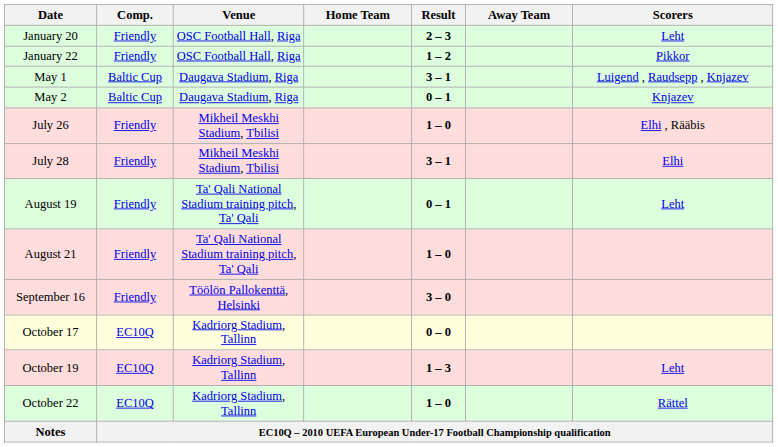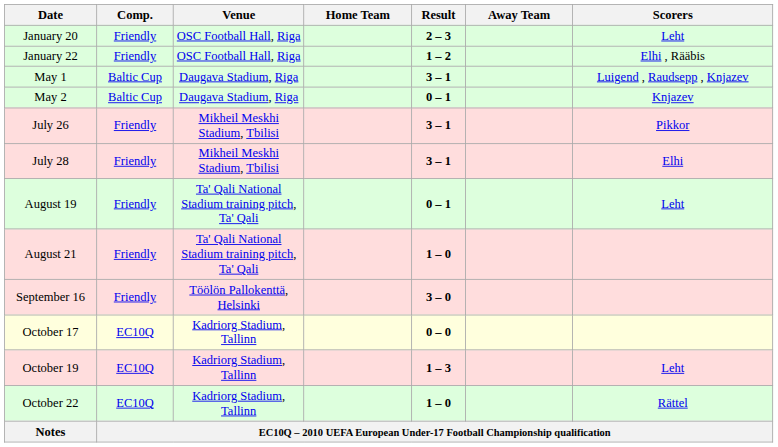(673, 56) Pikkor -> (673, 56) Elhi , Rääbis
(438, 125) 1 – 0 -> (438, 125) 3 – 1
(673, 125) Elhi , Rääbis -> (673, 125) Pikkor
